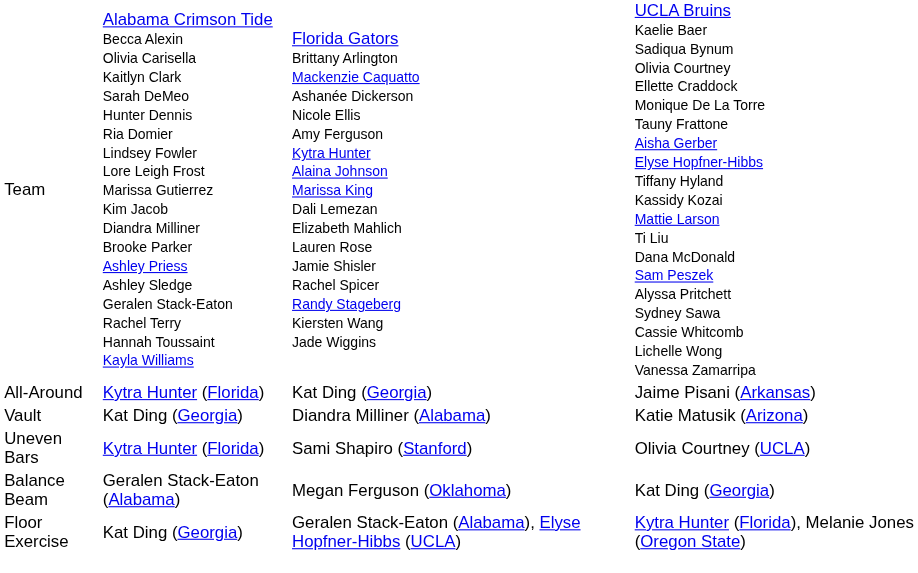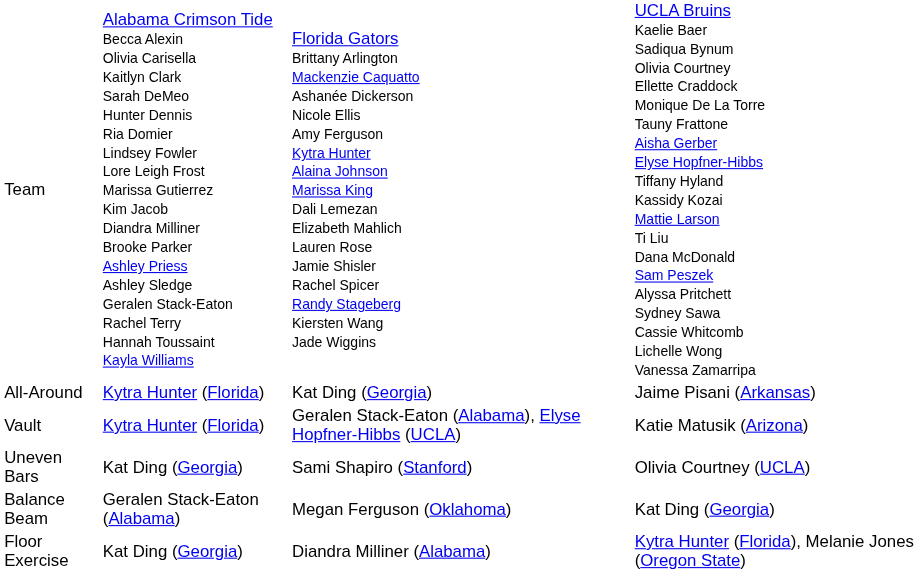(173, 415) Kat Ding (Georgia) -> (184, 425) Kytra Hunter (Florida)
(391, 415) Diandra Milliner (Alabama) -> (436, 425) Geralen Stack-Eaton (Alabama), Elyse Hopfner-Hibbs (UCLA)
(184, 448) Kytra Hunter (Florida) -> (173, 467) Kat Ding (Georgia)
(436, 532) Geralen Stack-Eaton (Alabama), Elyse Hopfner-Hibbs (UCLA) -> (391, 551) Diandra Milliner (Alabama)
